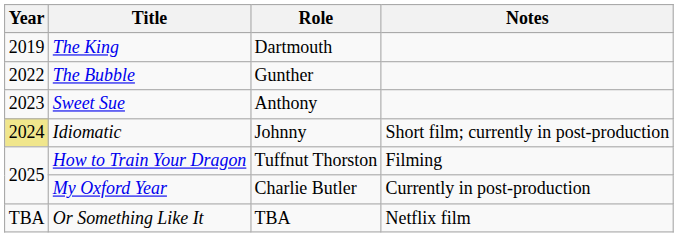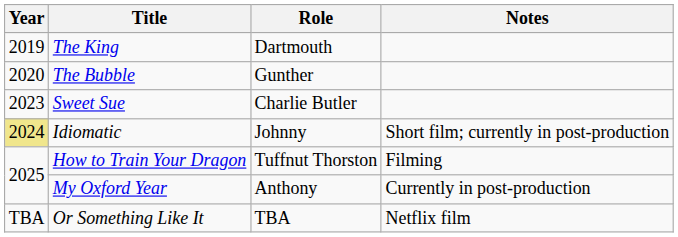(27, 75) 2022 -> (27, 75) 2020
(286, 103) Anthony -> (306, 103) Charlie Butler
(306, 189) Charlie Butler -> (286, 189) Anthony
